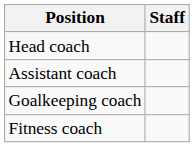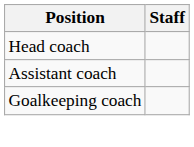- row: (55, 127)
